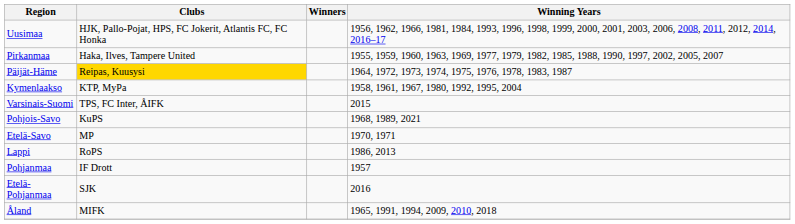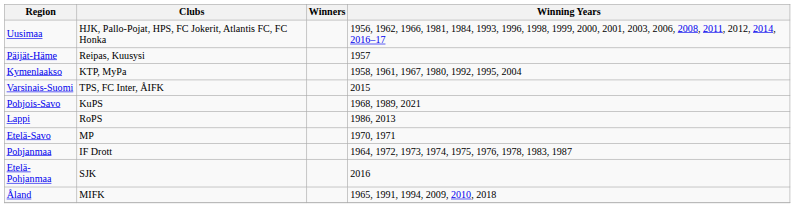- row: (28, 55)
(112, 71) gold background -> (112, 55) no background
(461, 71) 1964, 1972, 1973, 1974, 1975, 1976, 1978, 1983, 1987 -> (360, 55) 1957
rows swapped: (29, 135) <-> (18, 151)
(360, 167) 1957 -> (461, 151) 1964, 1972, 1973, 1974, 1975, 1976, 1978, 1983, 1987
